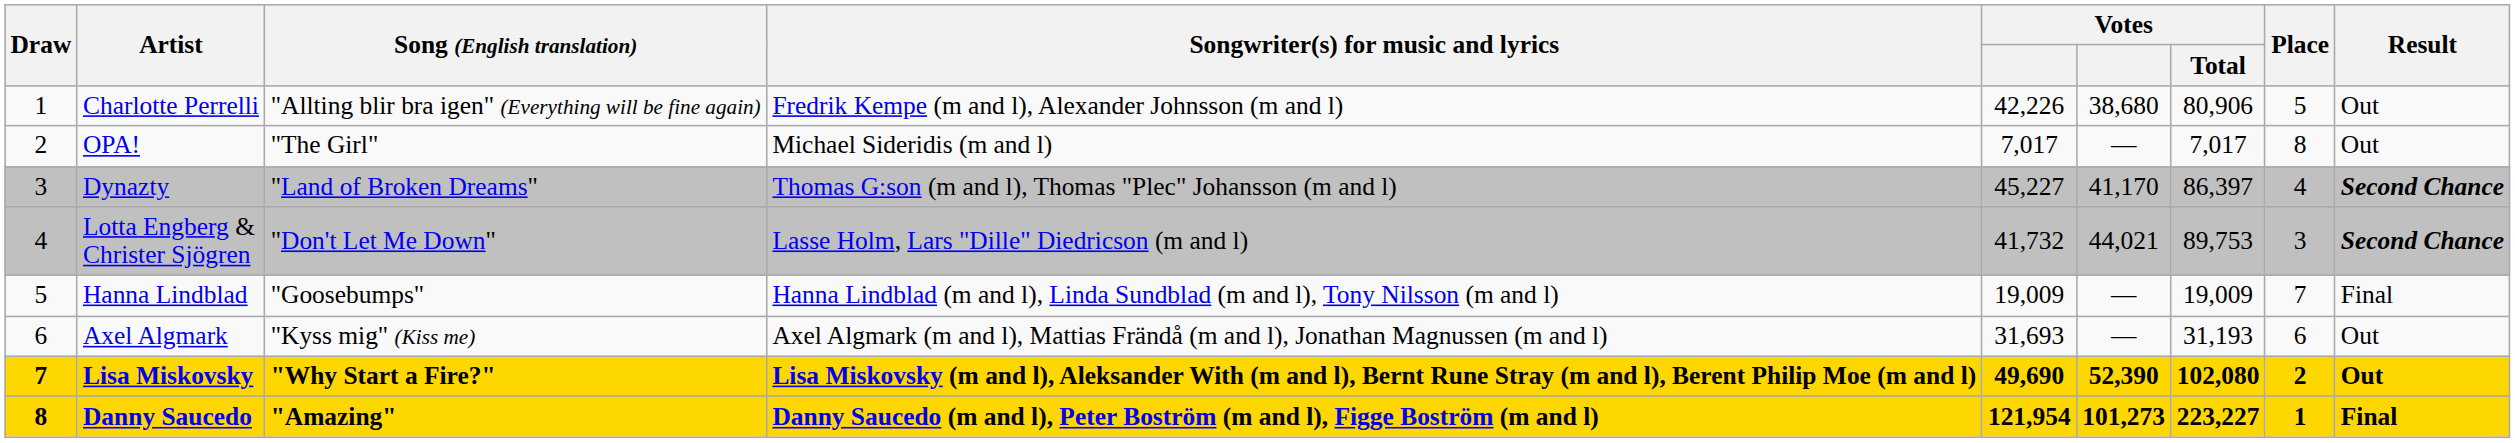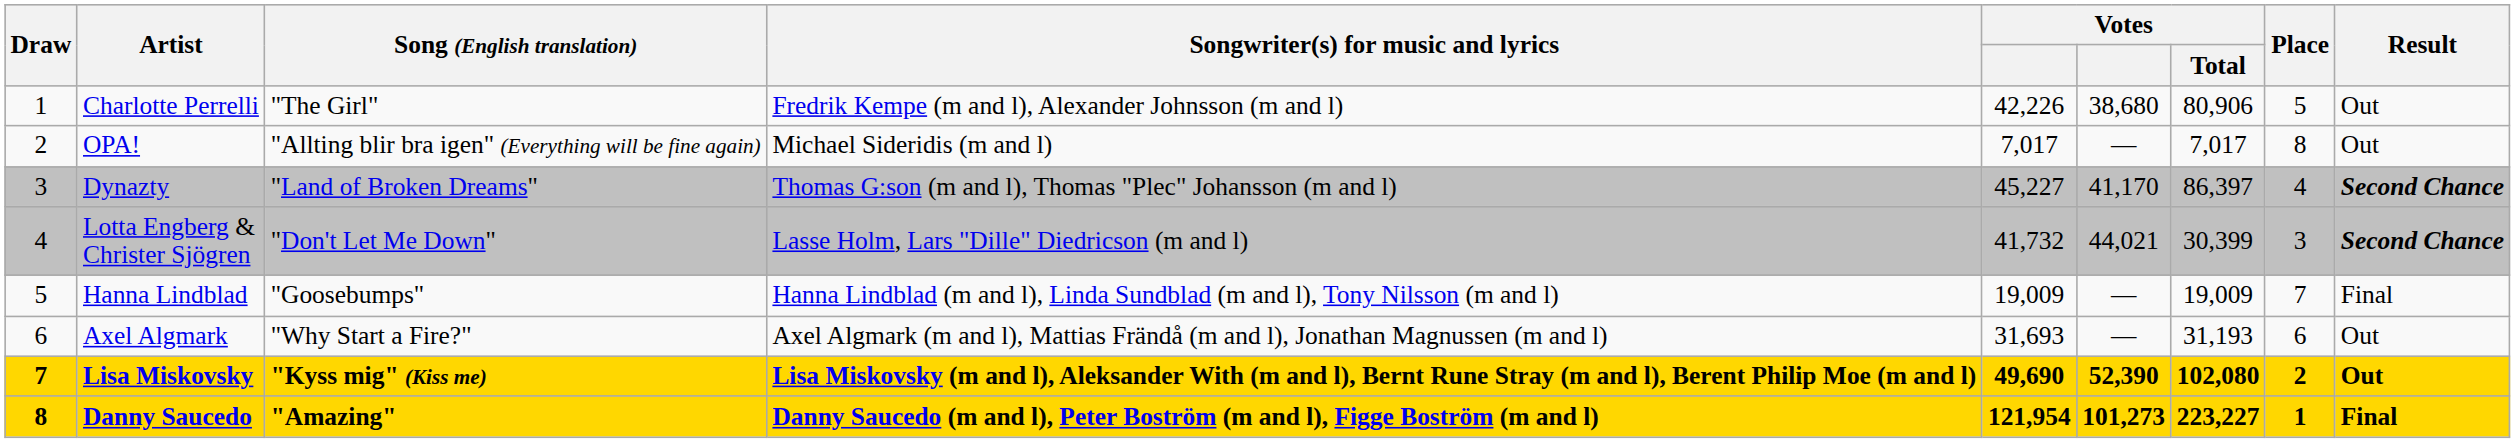(516, 105) "Allting blir bra igen" (Everything will be fine again) -> (324, 105) "The Girl"
(324, 145) "The Girl" -> (516, 145) "Allting blir bra igen" (Everything will be fine again)
(2218, 240) 89,753 -> (2218, 240) 30,399
(373, 335) "Kyss mig" (Kiss me) -> (371, 335) "Why Start a Fire?"
(383, 376) "Why Start a Fire?" -> (379, 376) "Kyss mig" (Kiss me)
